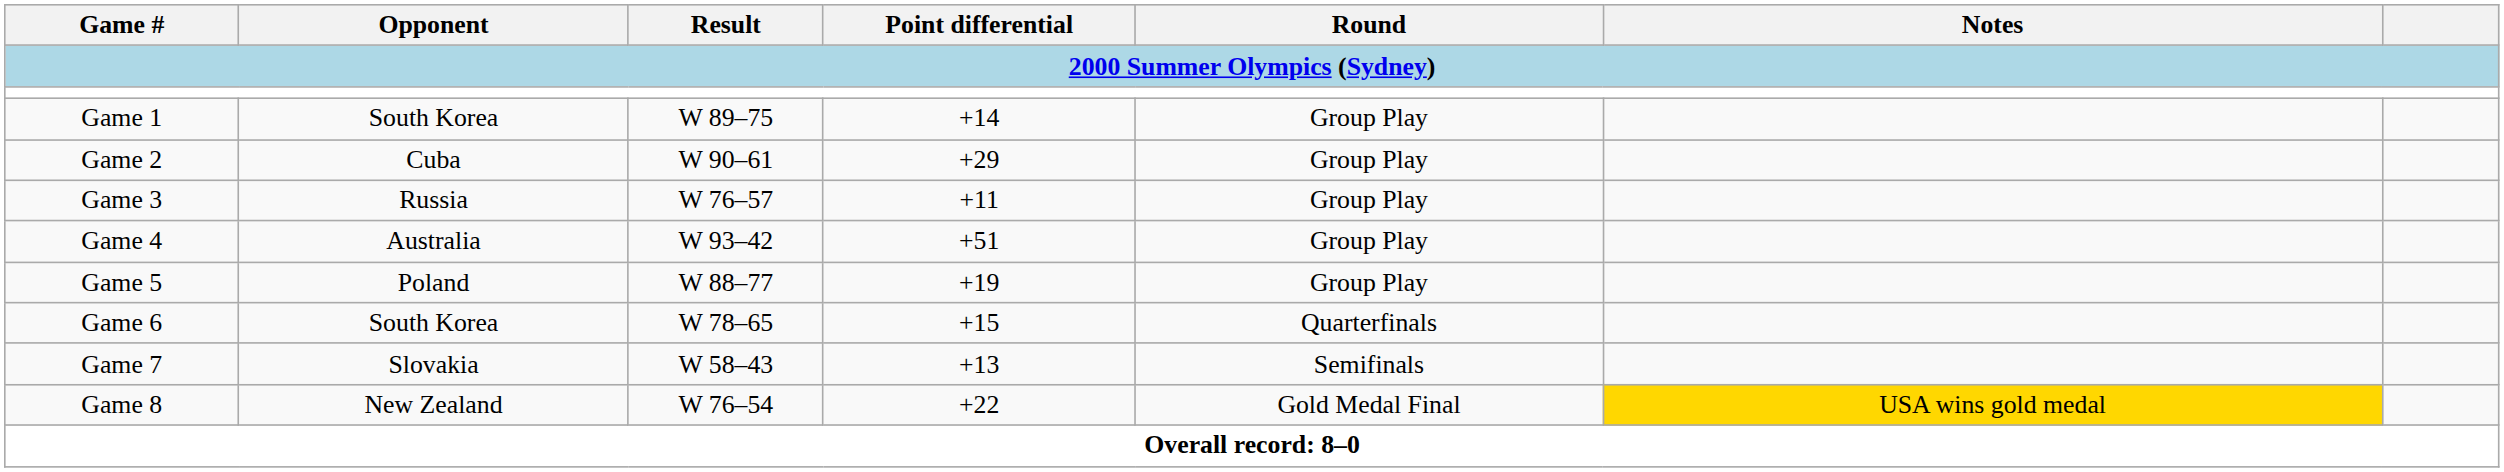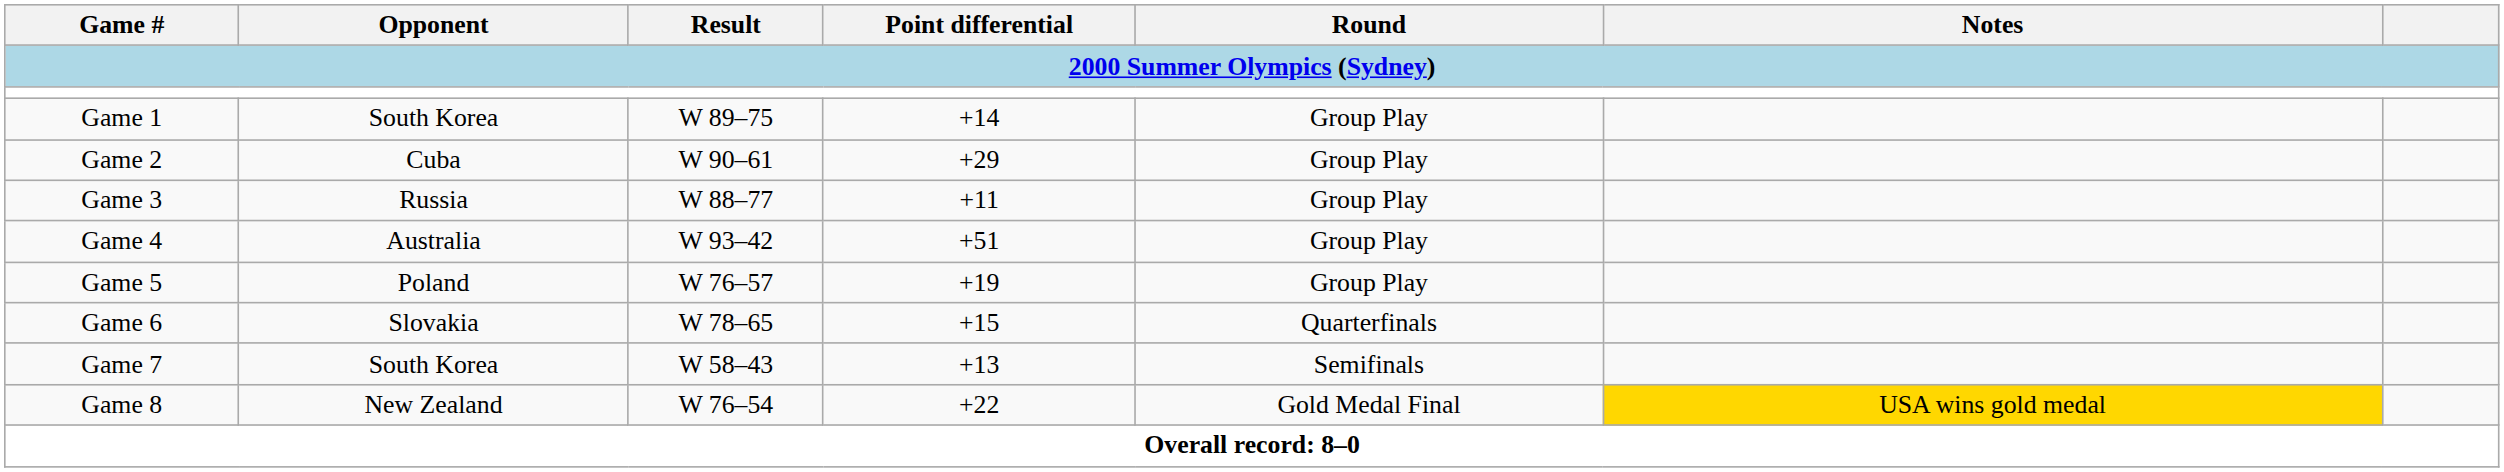(726, 200) W 76–57 -> (726, 200) W 88–77
(726, 281) W 88–77 -> (726, 281) W 76–57
(434, 322) South Korea -> (434, 322) Slovakia
(434, 363) Slovakia -> (434, 363) South Korea
